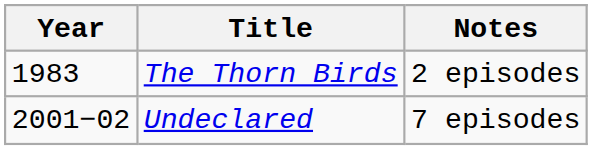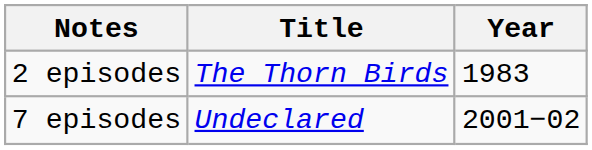columns swapped: (71, 28) <-> (496, 28)
